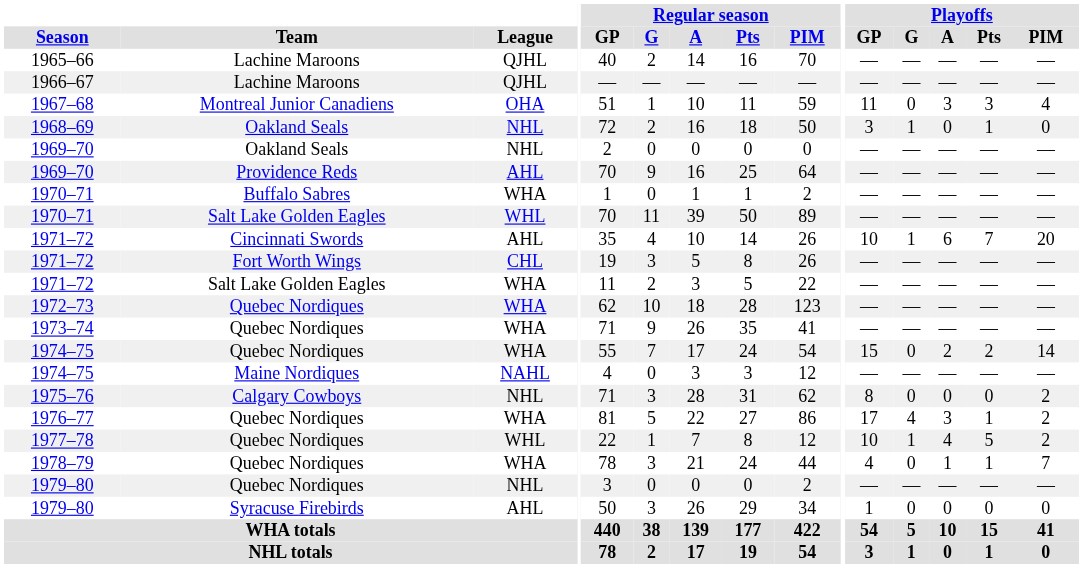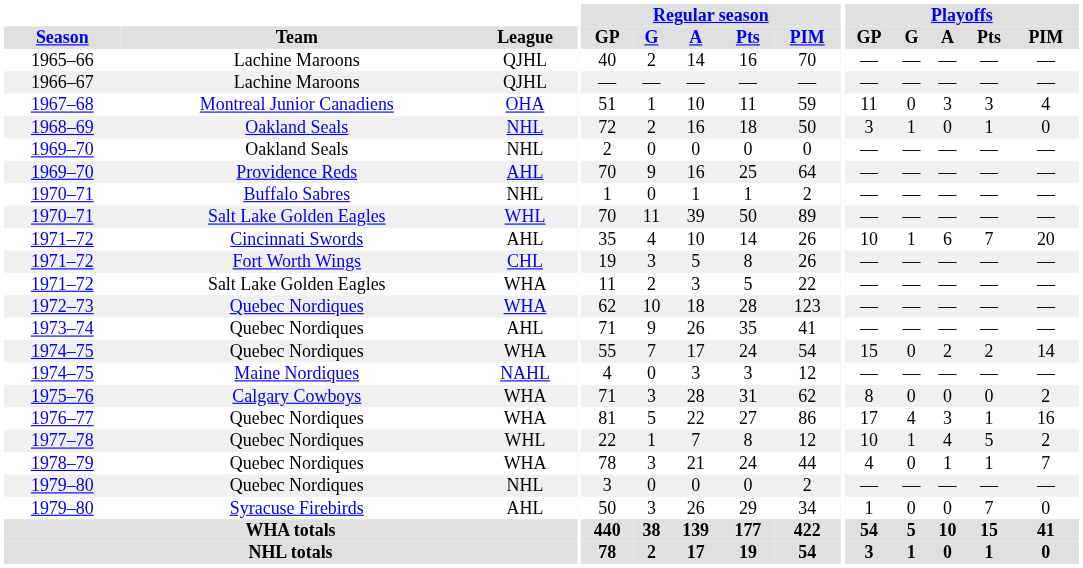(525, 194) WHA -> (525, 194) NHL
(525, 328) WHA -> (525, 328) AHL
(525, 395) NHL -> (525, 395) WHA
(1046, 418) 2 -> (1046, 418) 16
(989, 507) 0 -> (989, 507) 7
